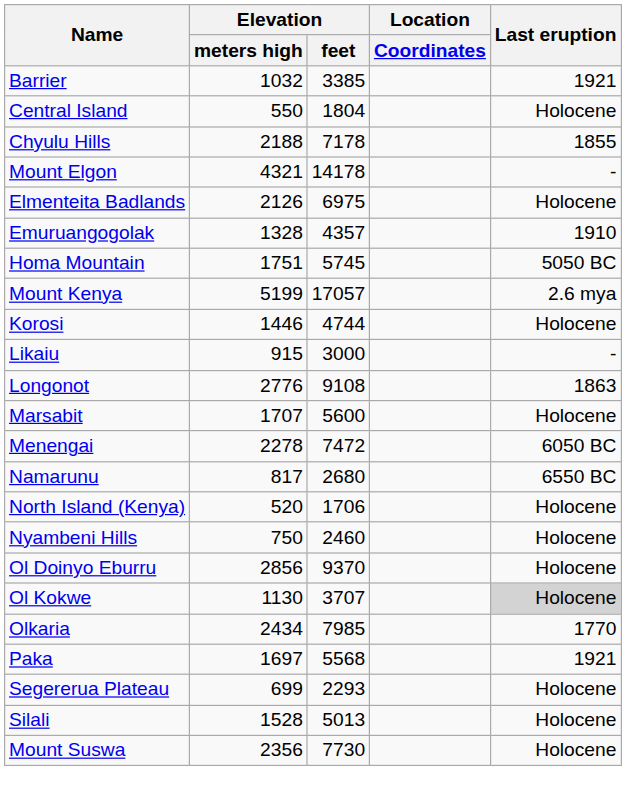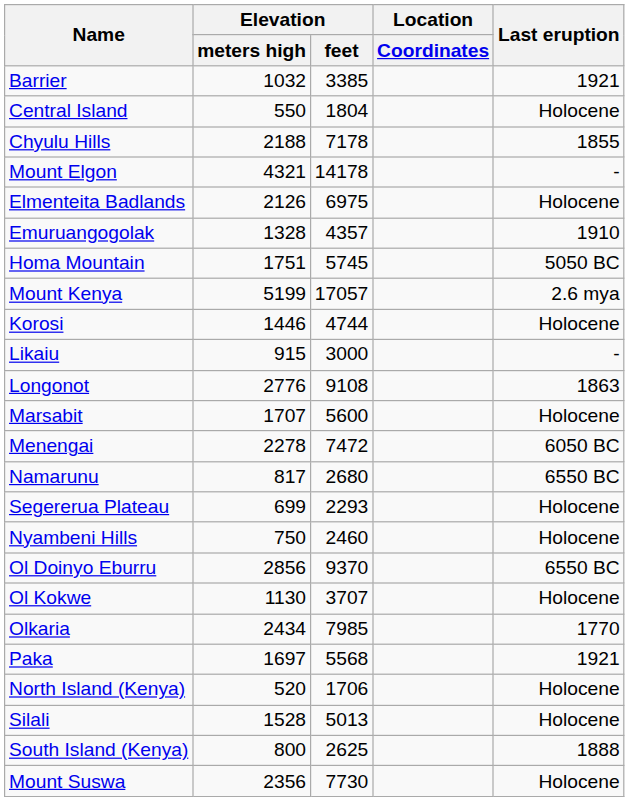rows swapped: (97, 506) <-> (89, 689)
(576, 567) Holocene -> (582, 567) 6550 BC
(576, 598) lightgrey background -> (579, 598) no background
+ row: (99, 750)
